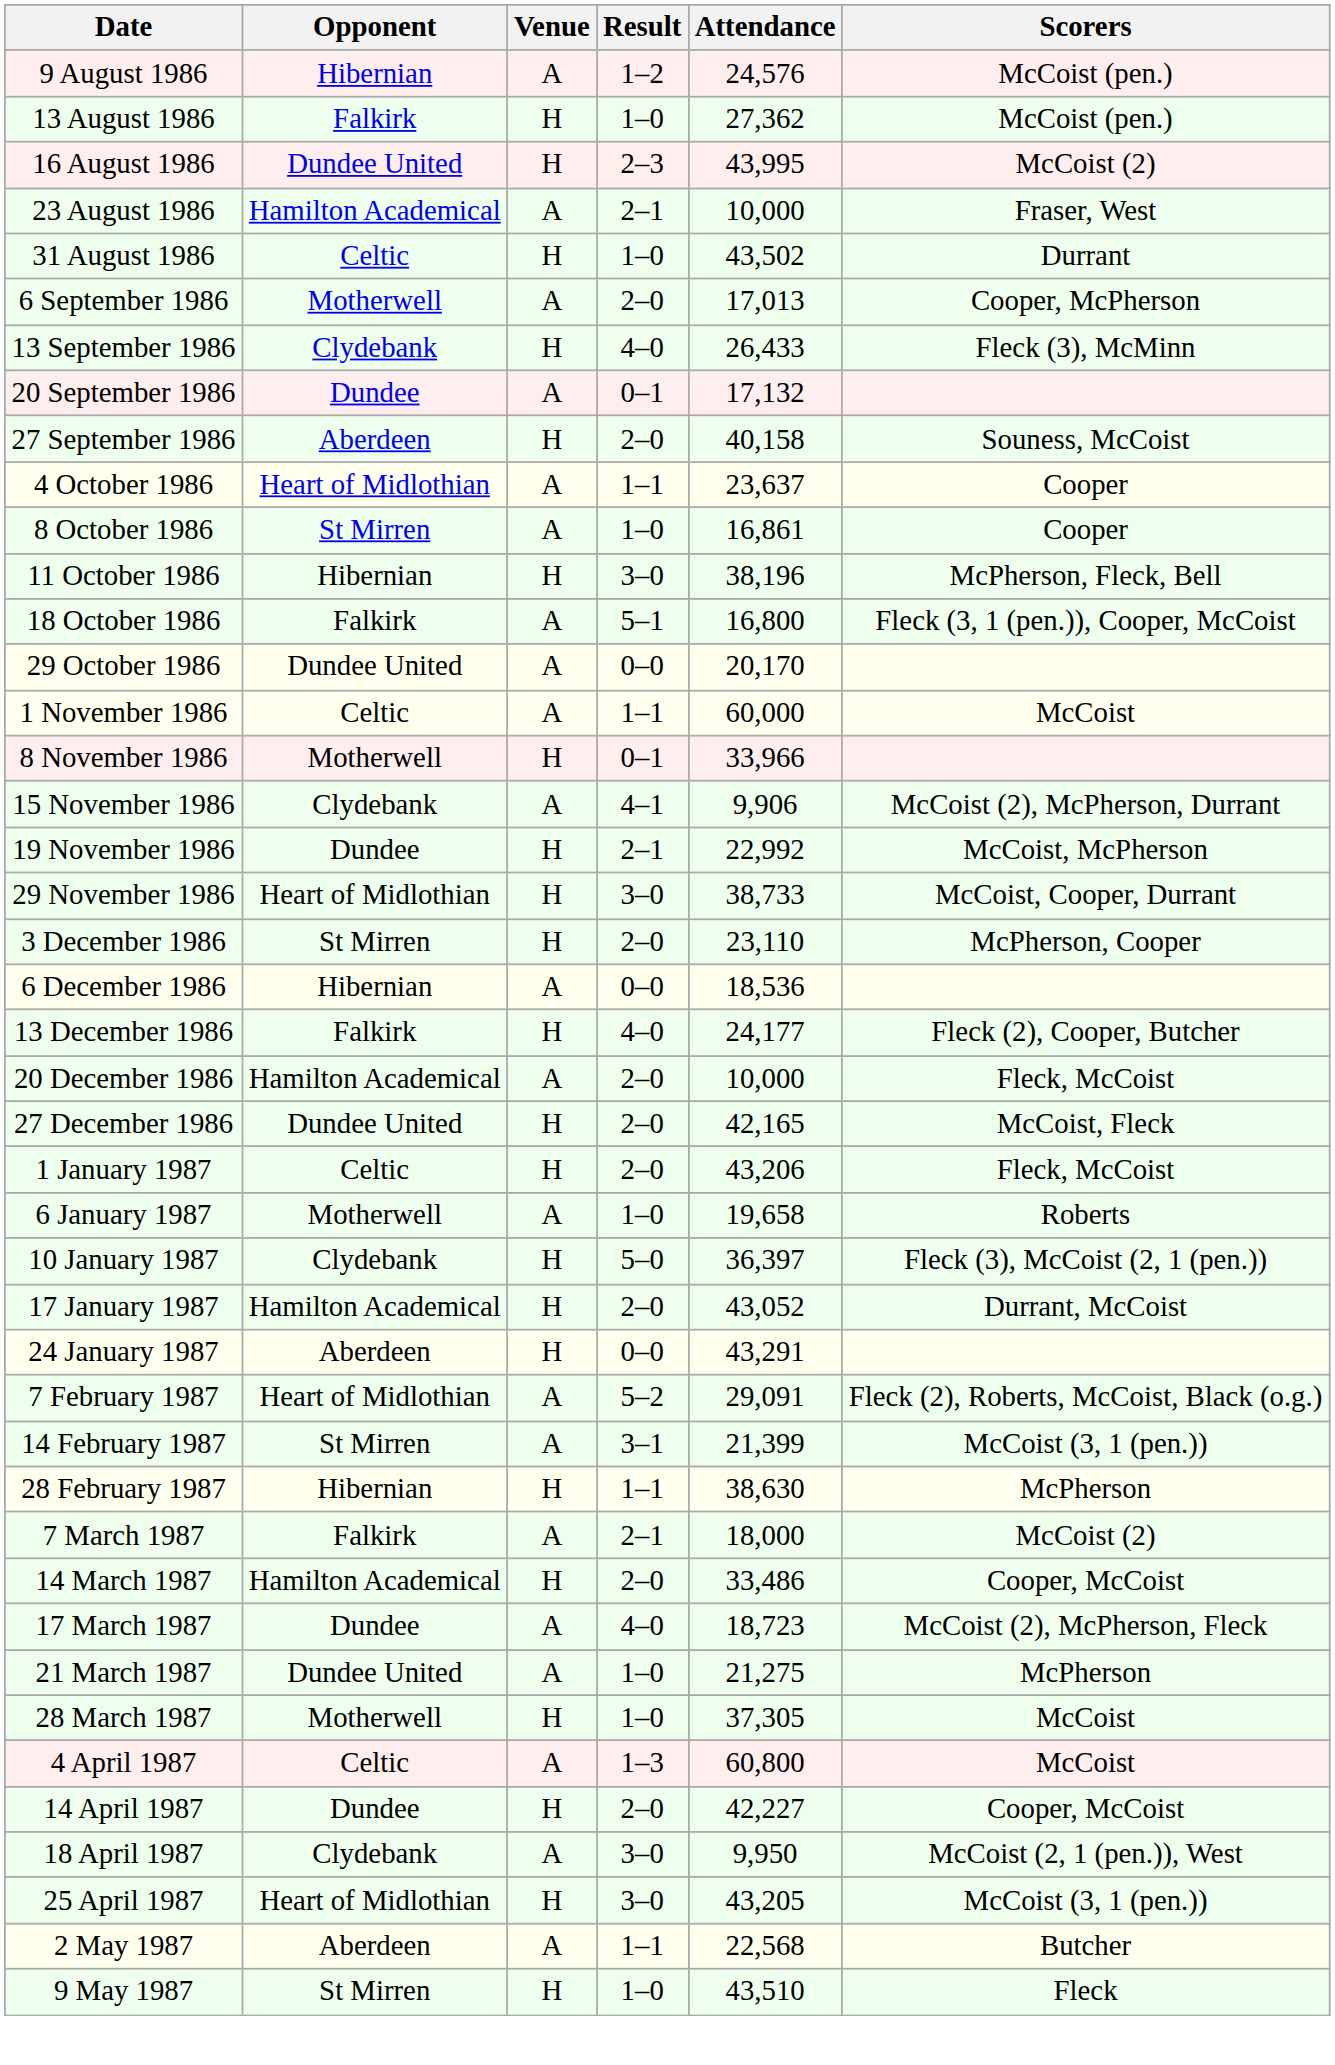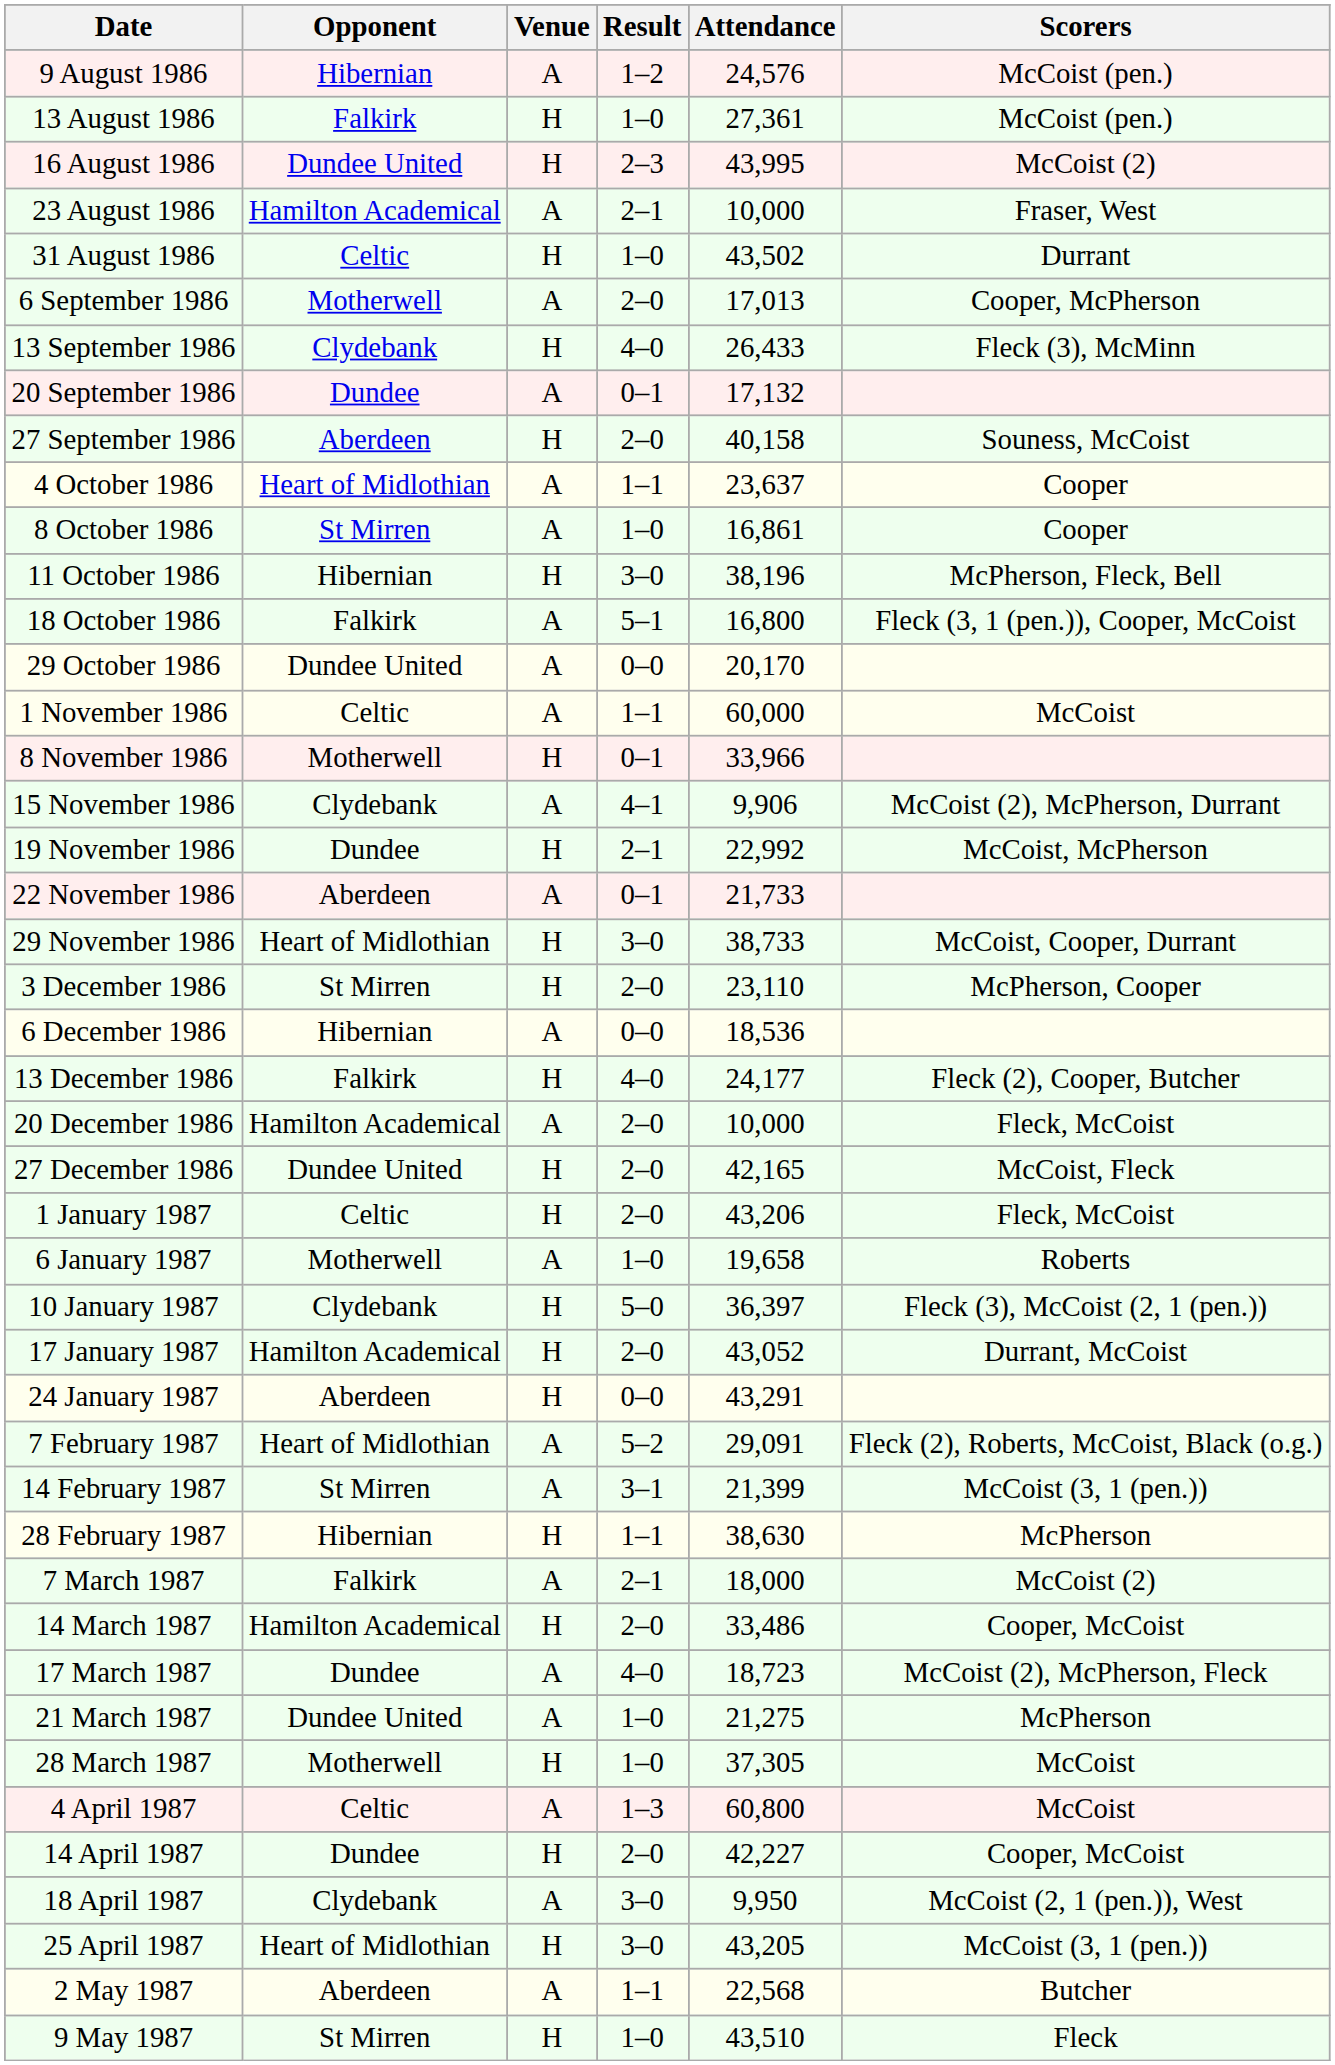(765, 118) 27,362 -> (765, 118) 27,361
+ row: (124, 895)
